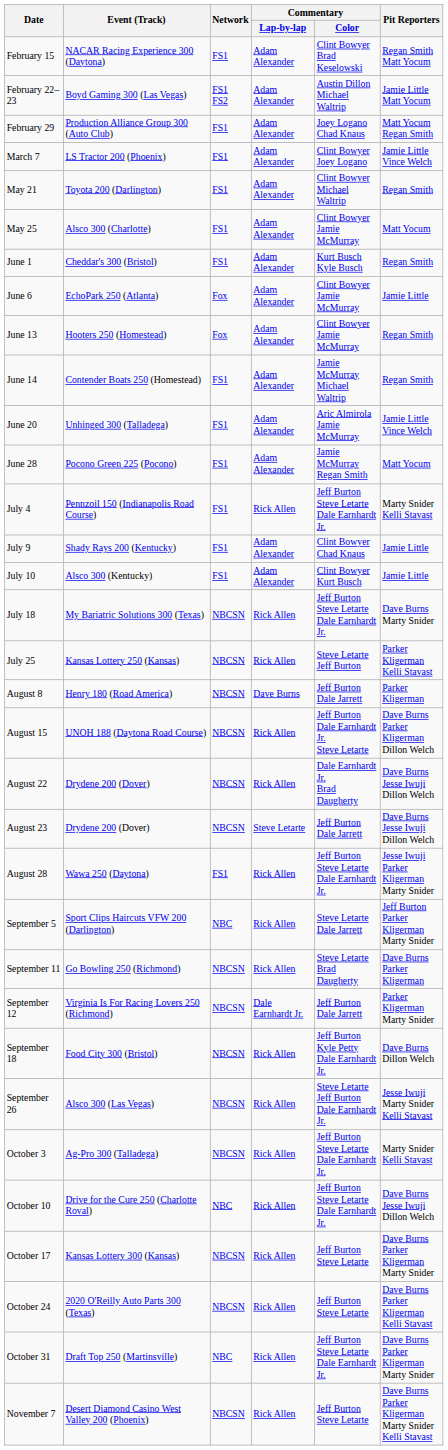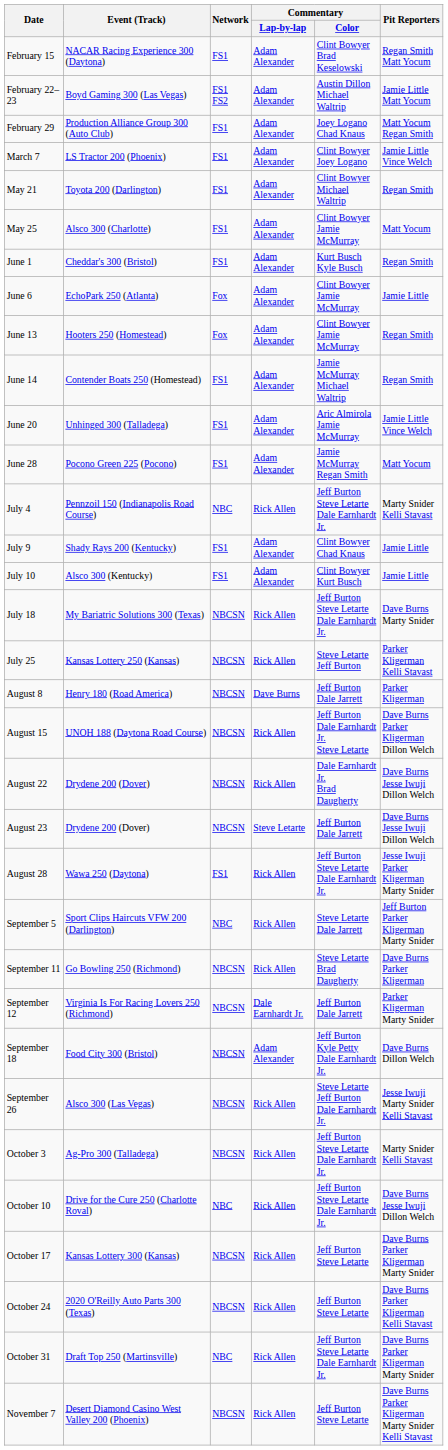(220, 509) FS1 -> (222, 509) NBC
(274, 1053) Rick Allen -> (274, 1053) Adam Alexander
